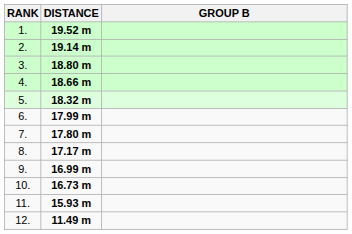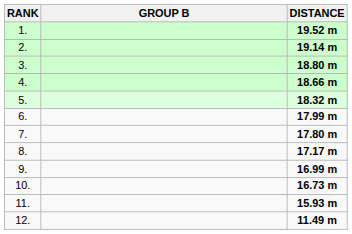columns swapped: (224, 13) <-> (71, 13)
